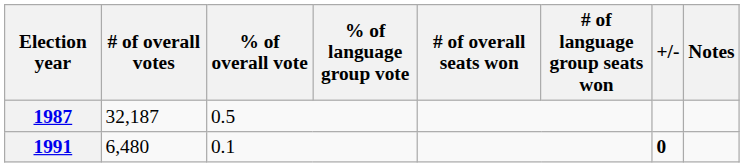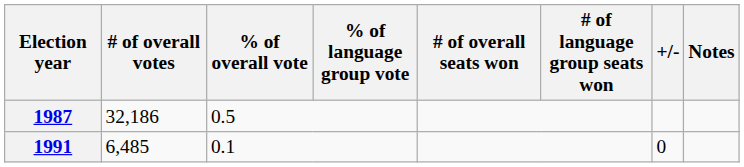(132, 115) 32,187 -> (132, 115) 32,186
(127, 146) 6,480 -> (127, 146) 6,485
(661, 146) bold -> (661, 146) normal
